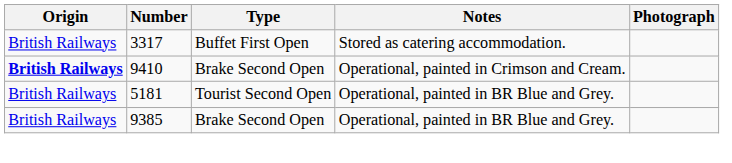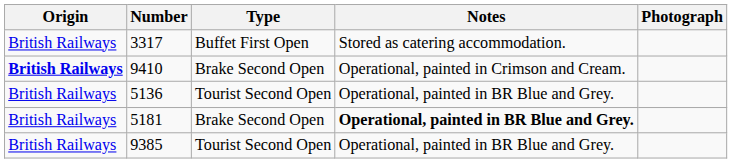+ row: (146, 94)
(263, 94) Tourist Second Open -> (260, 119) Brake Second Open
(476, 94) normal -> (486, 119) bold
(260, 119) Brake Second Open -> (263, 145) Tourist Second Open
